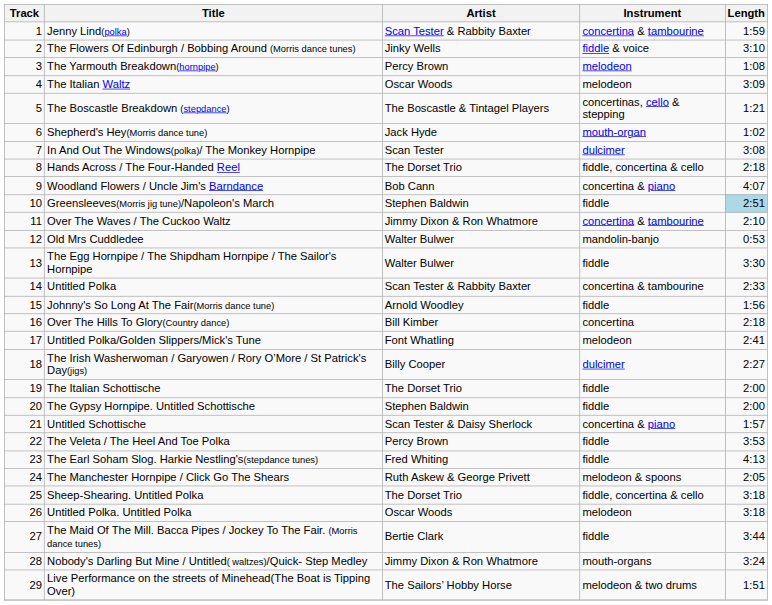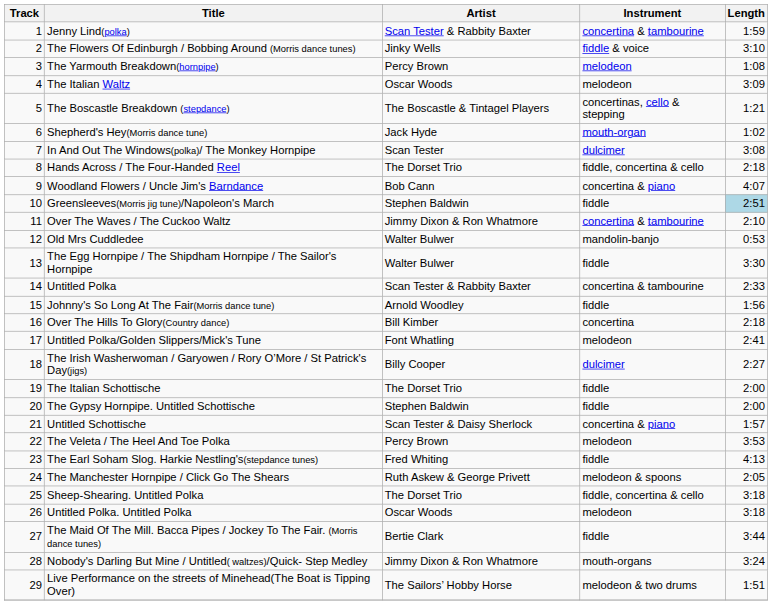(596, 441) fiddle -> (607, 441) melodeon
